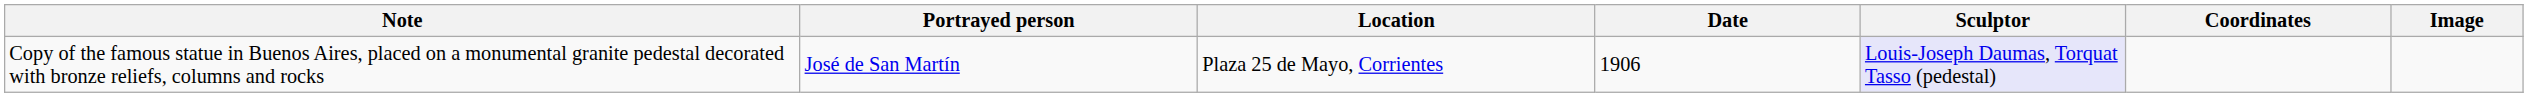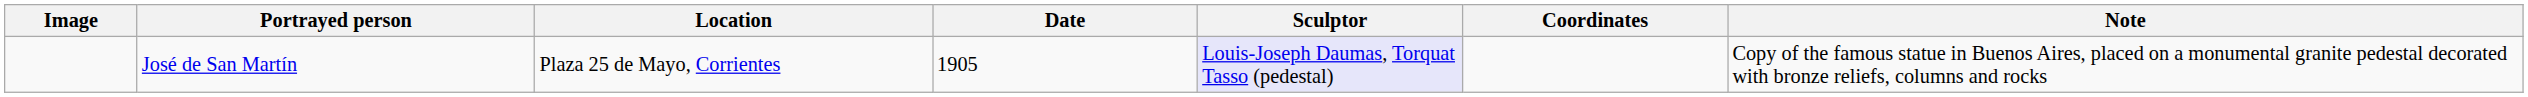columns swapped: (2457, 20) <-> (402, 20)
(1620, 64) 1906 -> (957, 64) 1905
